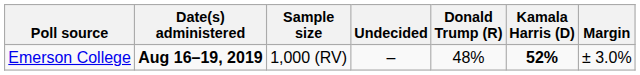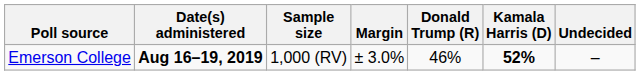columns swapped: (607, 33) <-> (391, 33)
(469, 58) 48% -> (445, 58) 46%
